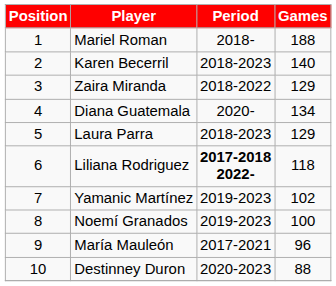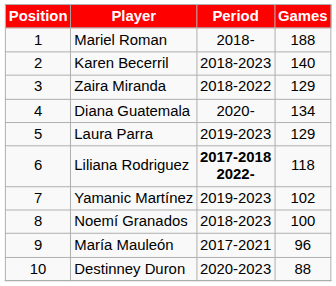(236, 134) 2018-2023 -> (236, 134) 2019-2023
(236, 221) 2019-2023 -> (236, 221) 2018-2023
